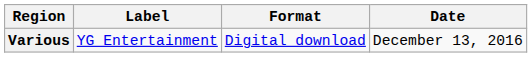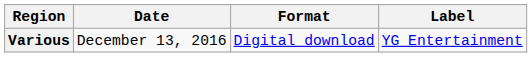columns swapped: (448, 17) <-> (147, 17)
